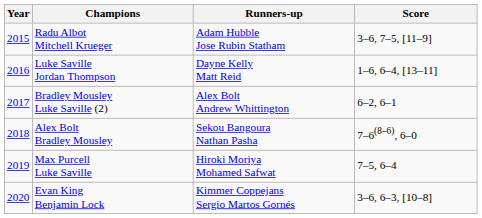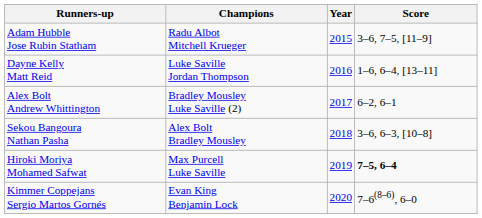columns swapped: (18, 14) <-> (274, 14)
(387, 134) 7–6(8–6), 6–0 -> (395, 134) 3–6, 6–3, [10–8]
(377, 166) normal -> (377, 166) bold
(395, 198) 3–6, 6–3, [10–8] -> (387, 198) 7–6(8–6), 6–0
